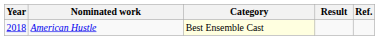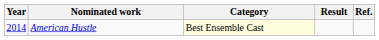(16, 27) 2018 -> (16, 27) 2014
